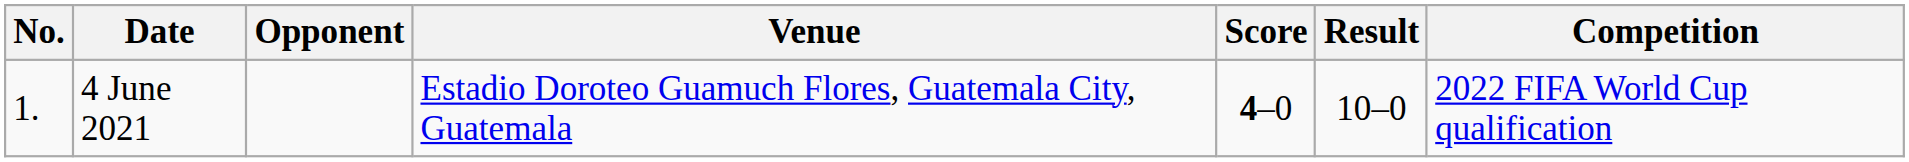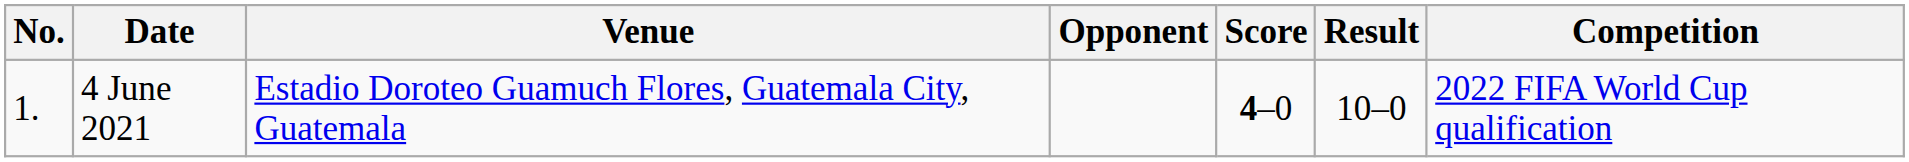columns swapped: (814, 32) <-> (329, 32)
